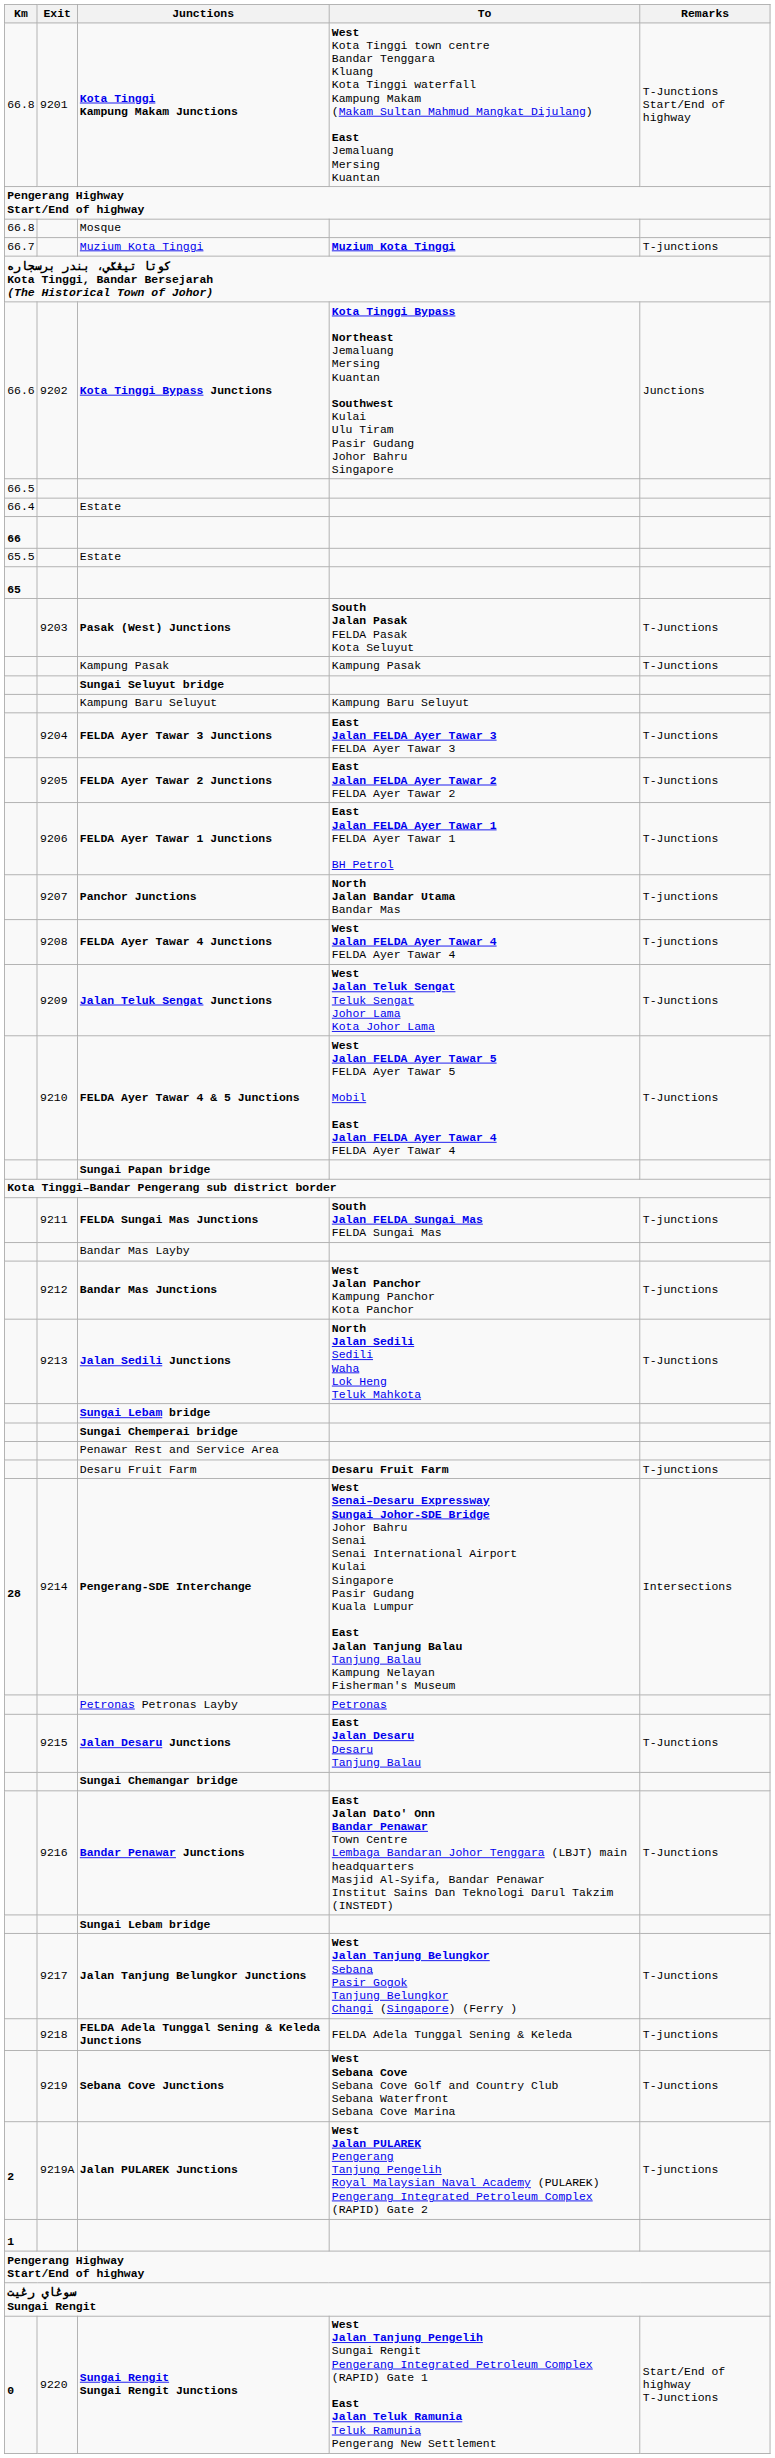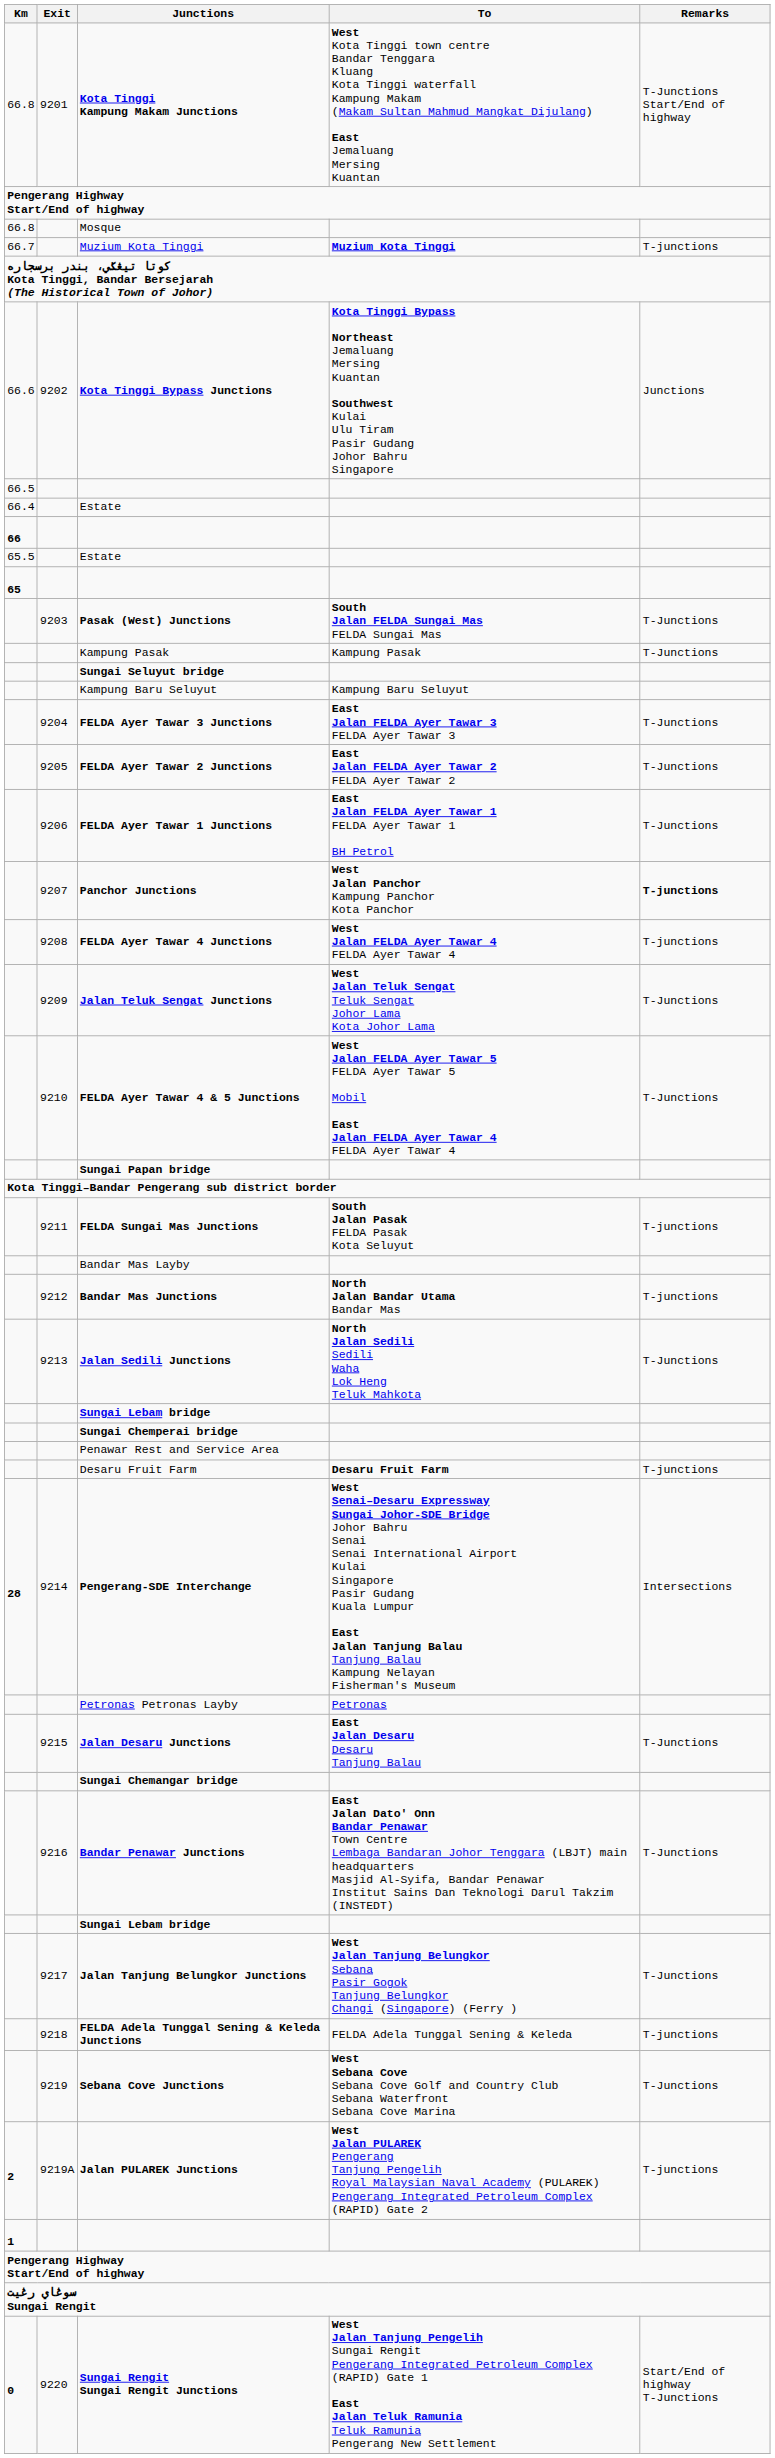(373, 628) South Jalan Pasak FELDA Pasak Kota Seluyut -> (407, 621) South Jalan FELDA Sungai Mas FELDA Sungai Mas
(394, 897) North Jalan Bandar Utama Bandar Mas -> (383, 890) West Jalan Panchor Kampung Panchor Kota Panchor
(681, 897) normal -> (681, 890) bold
(407, 1220) South Jalan FELDA Sungai Mas FELDA Sungai Mas -> (373, 1227) South Jalan Pasak FELDA Pasak Kota Seluyut
(383, 1290) West Jalan Panchor Kampung Panchor Kota Panchor -> (394, 1297) North Jalan Bandar Utama Bandar Mas
